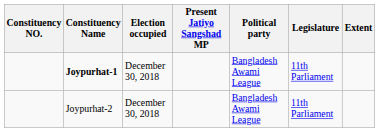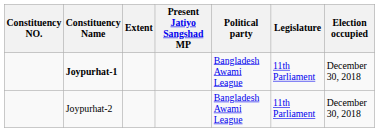columns swapped: (358, 28) <-> (148, 28)
